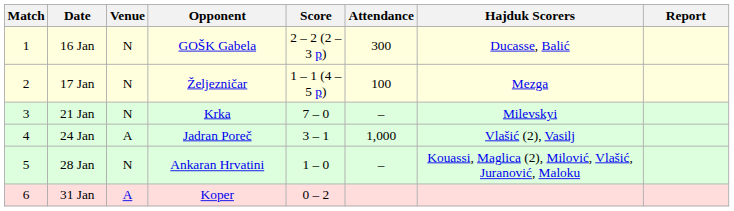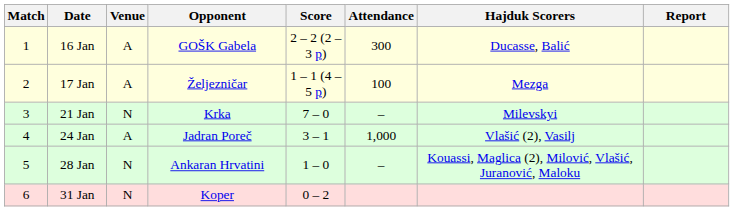(127, 45) N -> (127, 45) A
(127, 83) N -> (127, 83) A
(127, 195) A -> (127, 195) N
